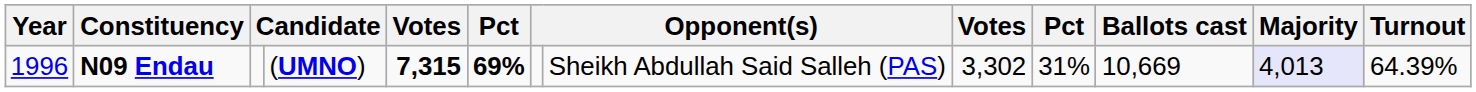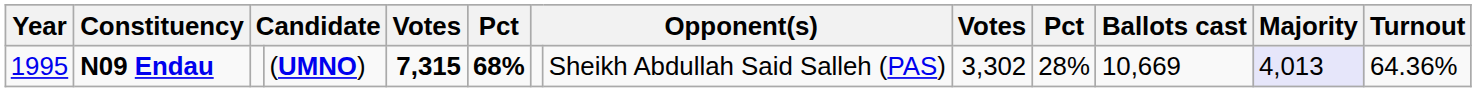(39, 66) 1996 -> (39, 66) 1995
(499, 66) 69% -> (499, 66) 68%
(1064, 66) 31% -> (1064, 66) 28%
(1414, 66) 64.39% -> (1414, 66) 64.36%
